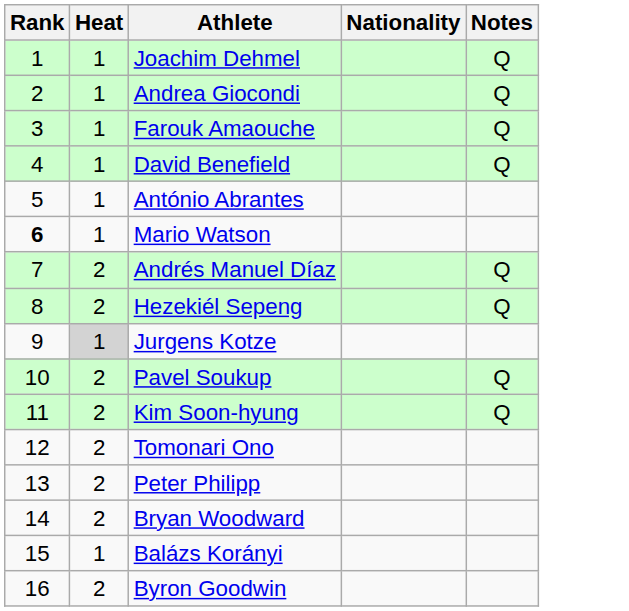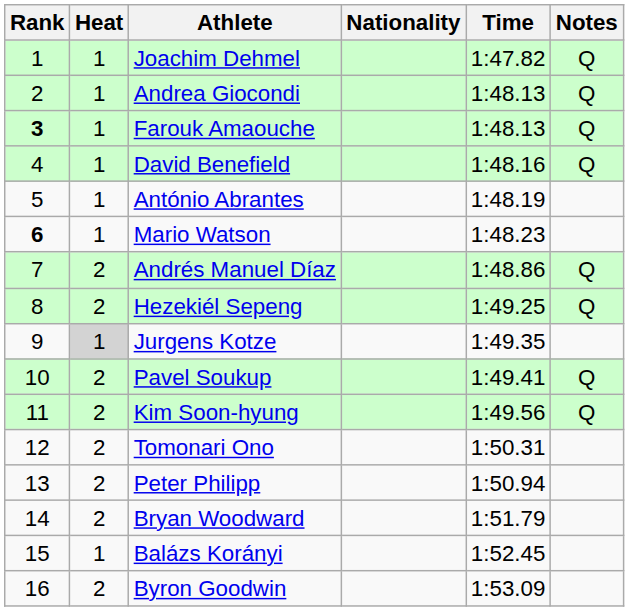+ column: (508, 23)
(37, 129) normal -> (37, 129) bold
